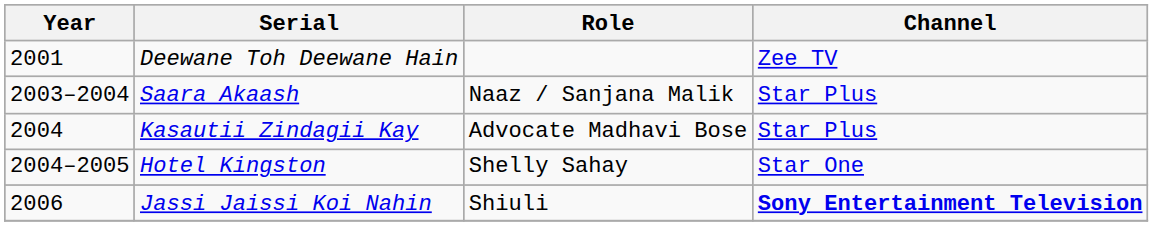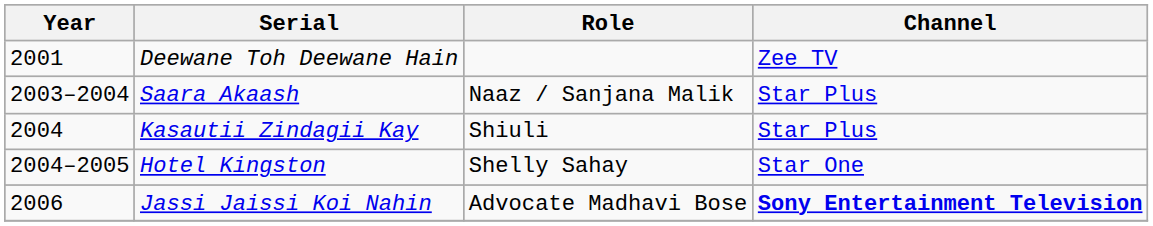(608, 131) Advocate Madhavi Bose -> (509, 131) Shiuli
(509, 203) Shiuli -> (608, 203) Advocate Madhavi Bose
